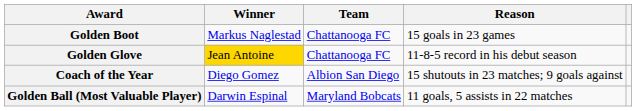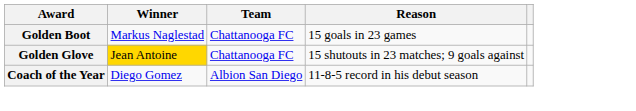(492, 55) 11-8-5 record in his debut season -> (416, 55) 15 shutouts in 23 matches; 9 goals against
(515, 75) 15 shutouts in 23 matches; 9 goals against -> (393, 75) 11-8-5 record in his debut season
- row: (104, 95)
